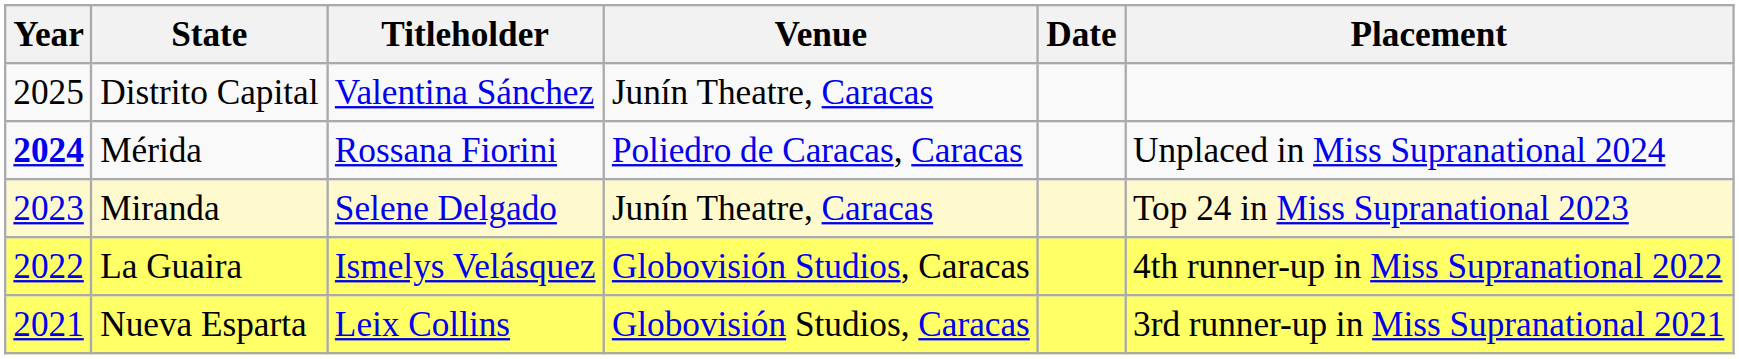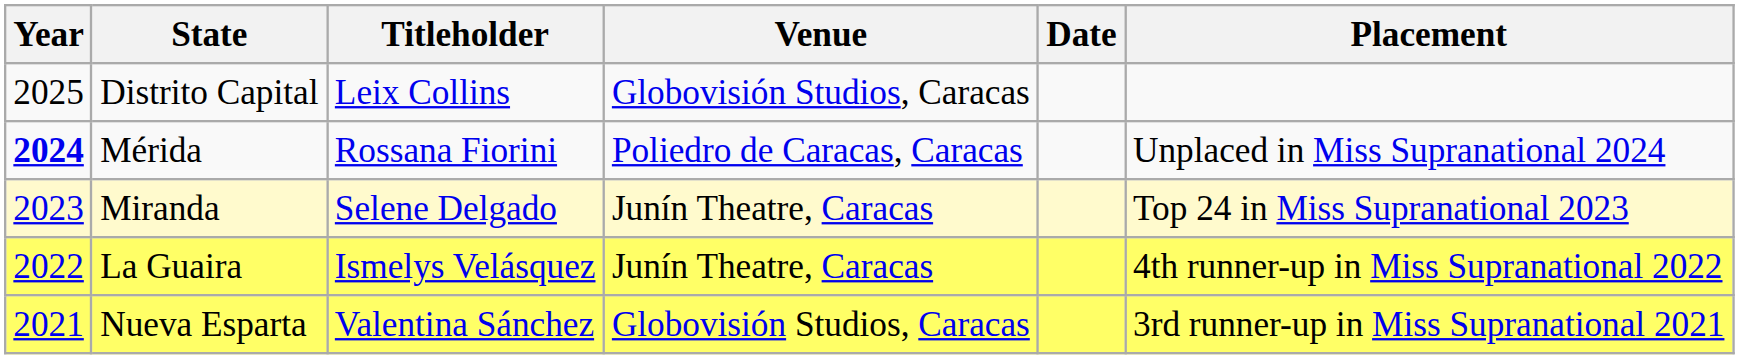(464, 91) Valentina Sánchez -> (422, 91) Leix Collins
(772, 91) Junín Theatre, Caracas -> (821, 91) Globovisión Studios, Caracas
(821, 266) Globovisión Studios, Caracas -> (772, 266) Junín Theatre, Caracas
(422, 324) Leix Collins -> (464, 324) Valentina Sánchez
